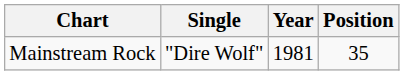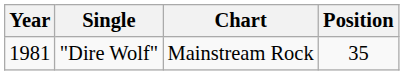columns swapped: (293, 20) <-> (82, 20)
